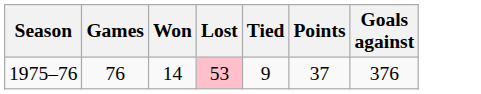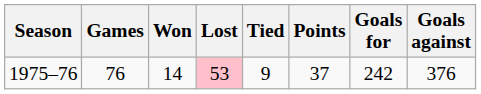+ column: (378, 30)
